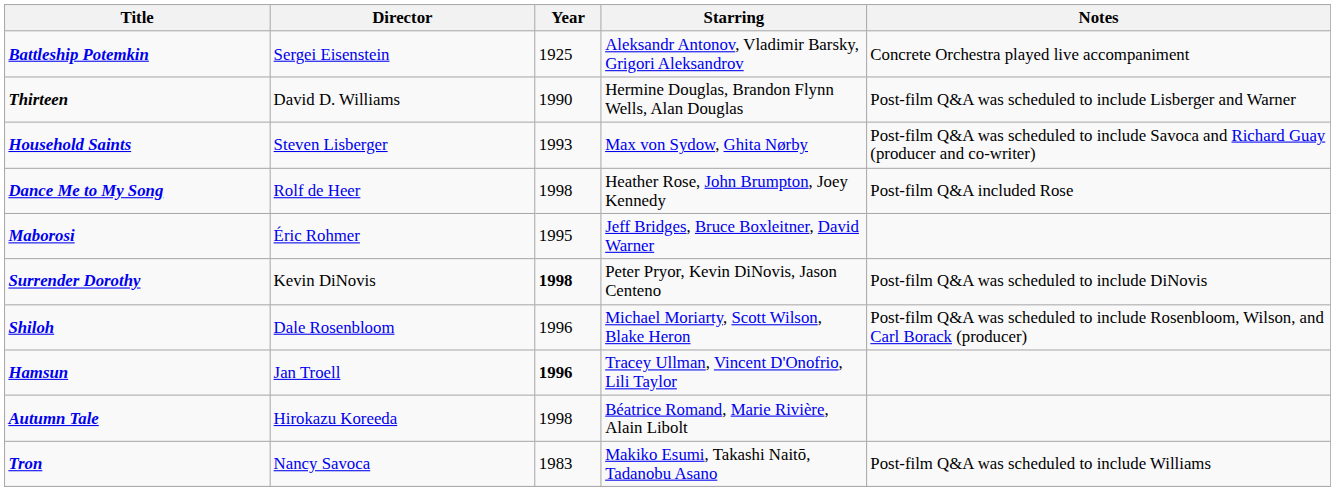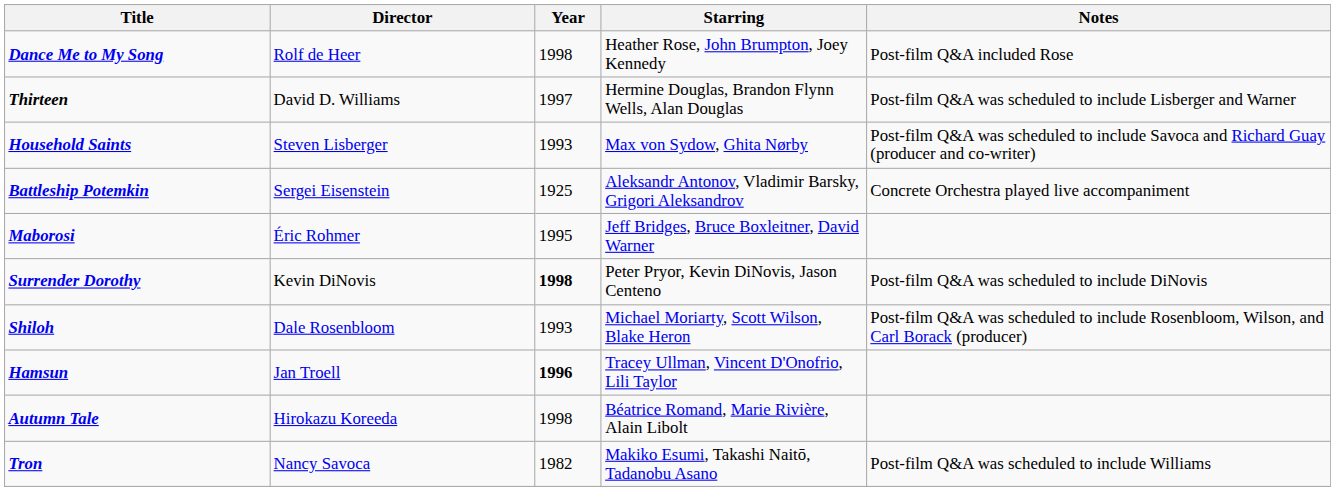rows swapped: (86, 190) <-> (79, 53)
(556, 99) 1990 -> (556, 99) 1997
(556, 327) 1996 -> (556, 327) 1993
(556, 463) 1983 -> (556, 463) 1982
